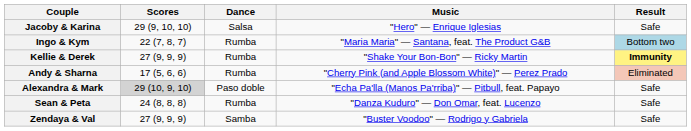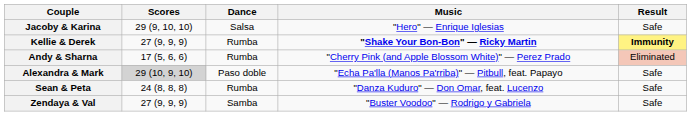- row: (63, 42)
(446, 57) normal -> (448, 42) bold
